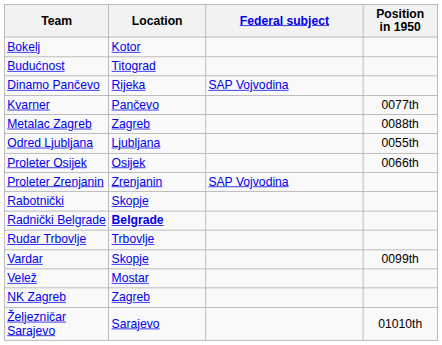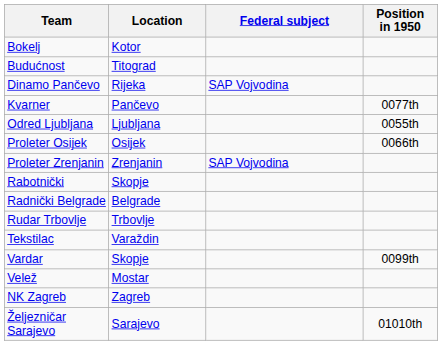- row: (49, 124)
(138, 220) bold -> (136, 201) normal
+ row: (30, 239)
